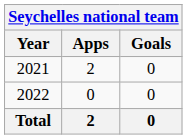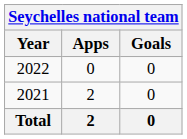rows swapped: (33, 69) <-> (33, 95)
